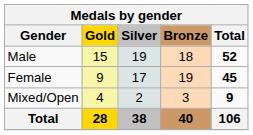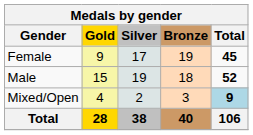rows swapped: (22, 56) <-> (30, 77)
(230, 98) no background -> (230, 98) lightblue background
